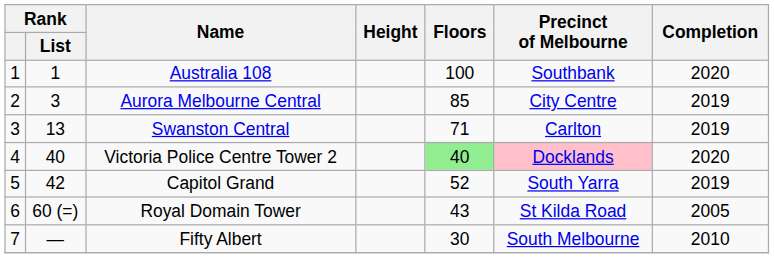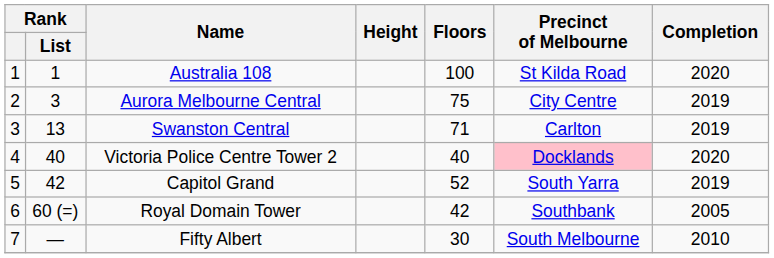(573, 73) Southbank -> (573, 73) St Kilda Road
(460, 101) 85 -> (460, 101) 75
(460, 156) lightgreen background -> (460, 156) no background
(460, 211) 43 -> (460, 211) 42
(573, 211) St Kilda Road -> (573, 211) Southbank
